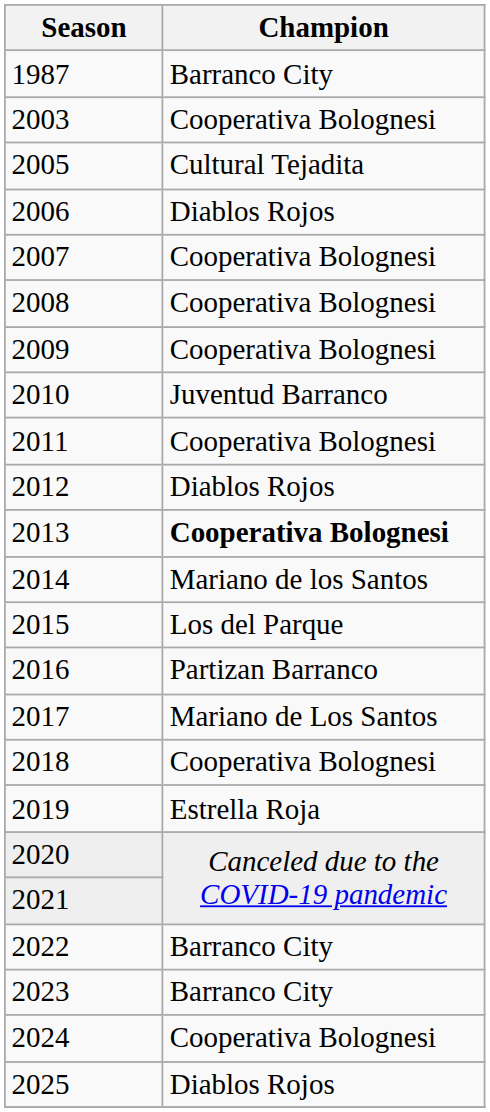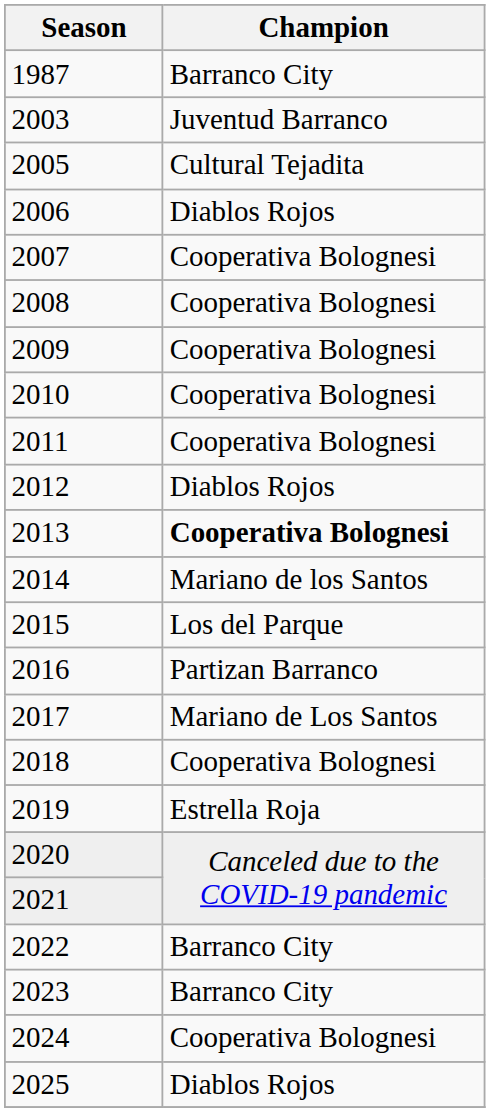(303, 119) Cooperativa Bolognesi -> (279, 119) Juventud Barranco
(279, 394) Juventud Barranco -> (303, 394) Cooperativa Bolognesi
